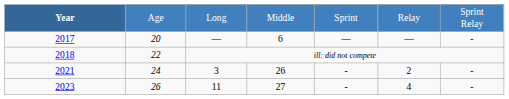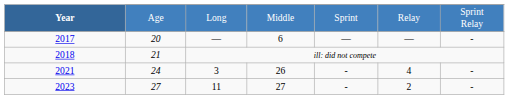(156, 55) 22 -> (156, 55) 21
(409, 71) 2 -> (409, 71) 4
(156, 87) 26 -> (156, 87) 27
(409, 87) 4 -> (409, 87) 2
